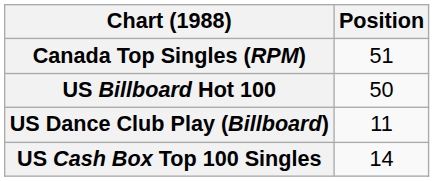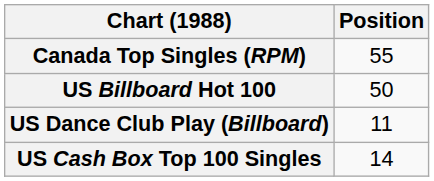(381, 55) 51 -> (381, 55) 55
